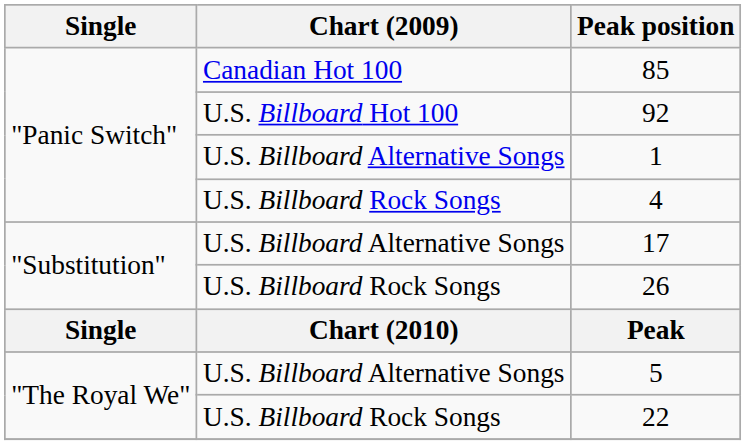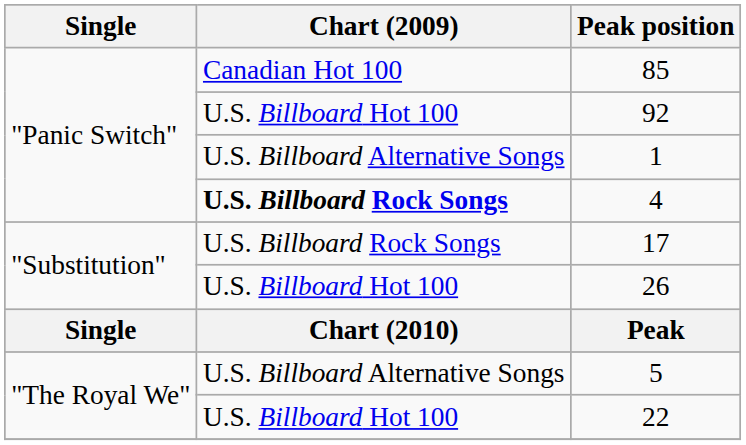(352, 199) normal -> (355, 199) bold
(384, 243) U.S. Billboard Alternative Songs -> (352, 243) U.S. Billboard Rock Songs
(352, 286) U.S. Billboard Rock Songs -> (331, 286) U.S. Billboard Hot 100
(352, 416) U.S. Billboard Rock Songs -> (331, 416) U.S. Billboard Hot 100
